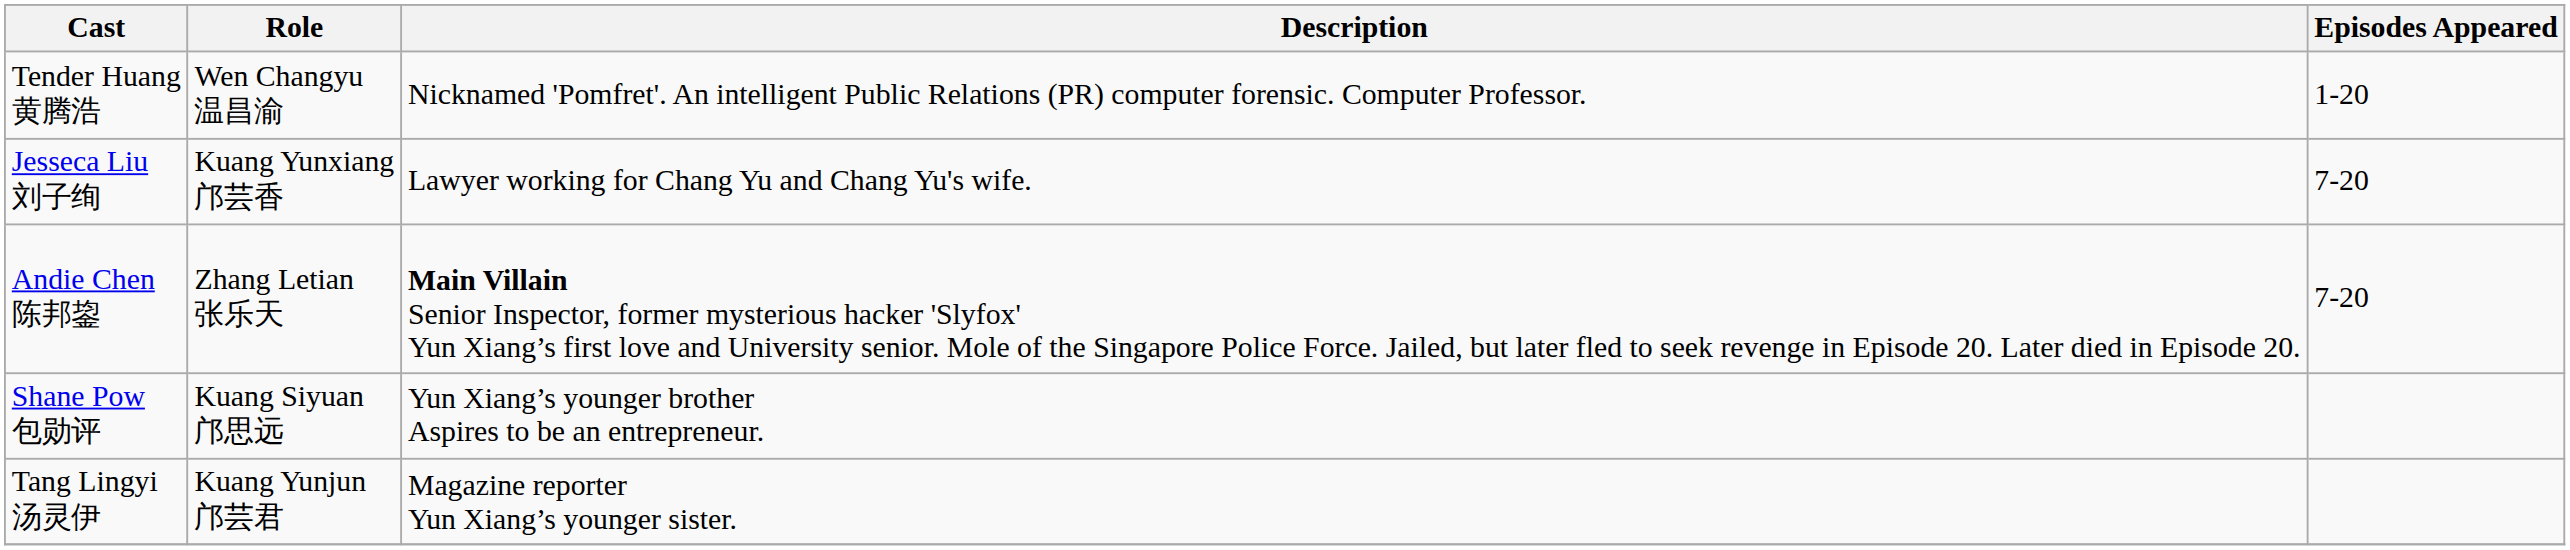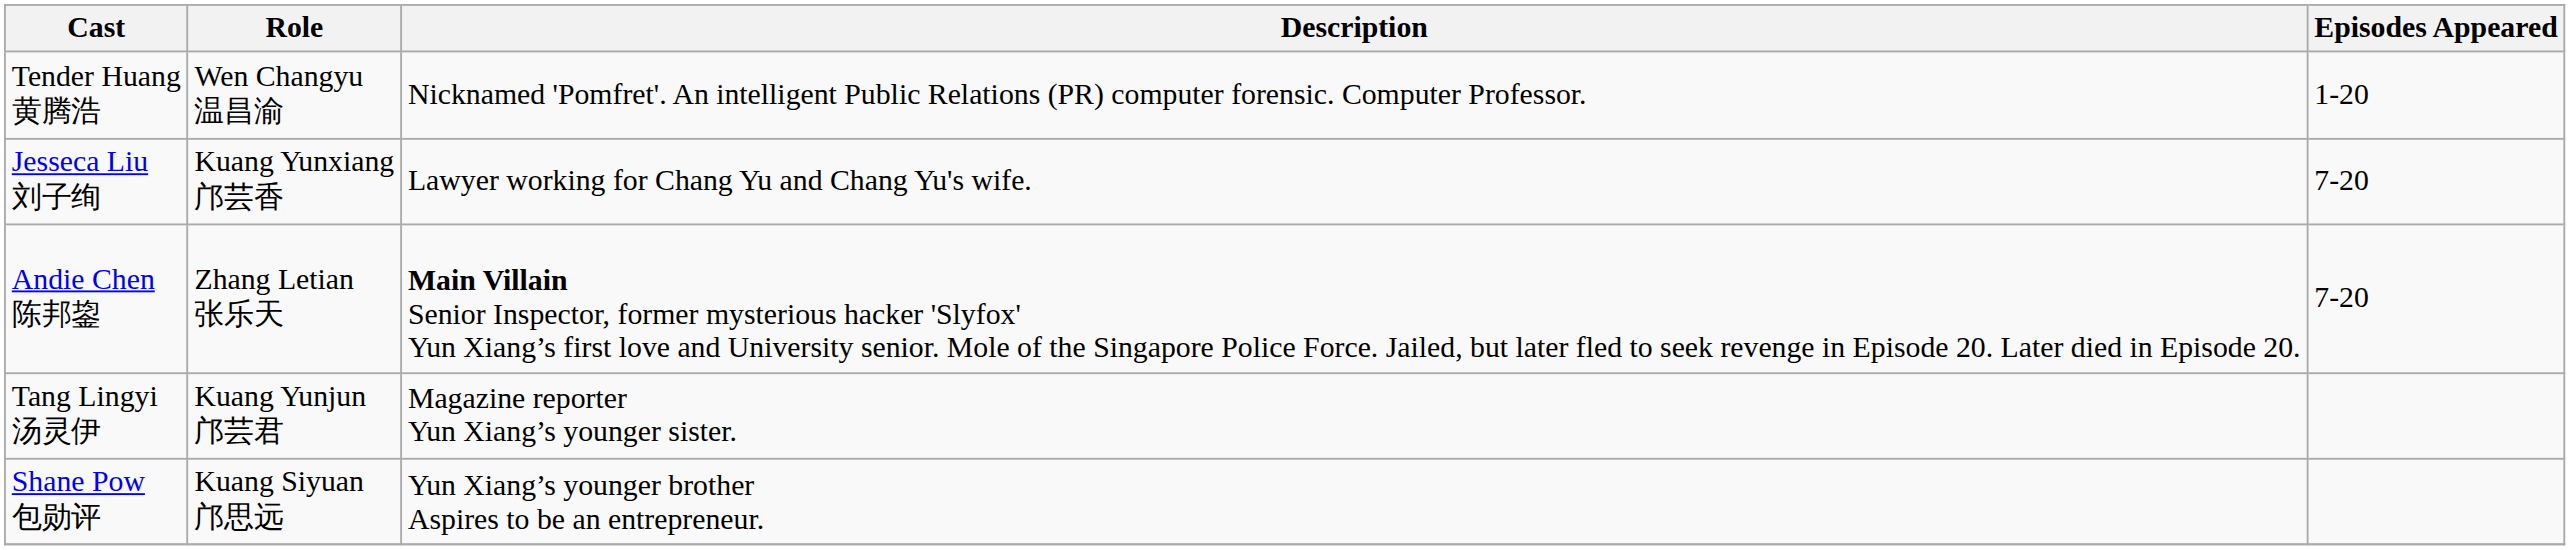rows swapped: (78, 413) <-> (85, 499)
